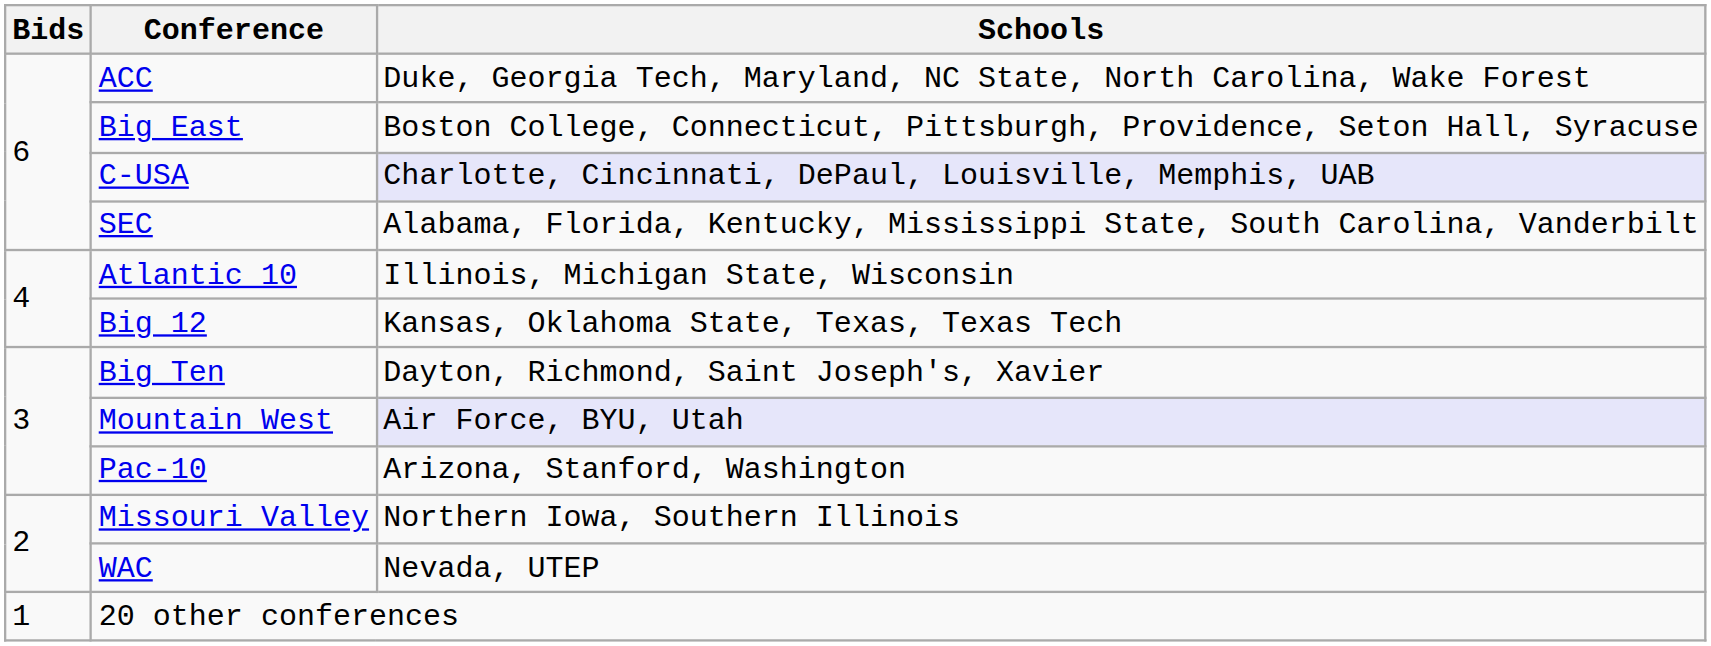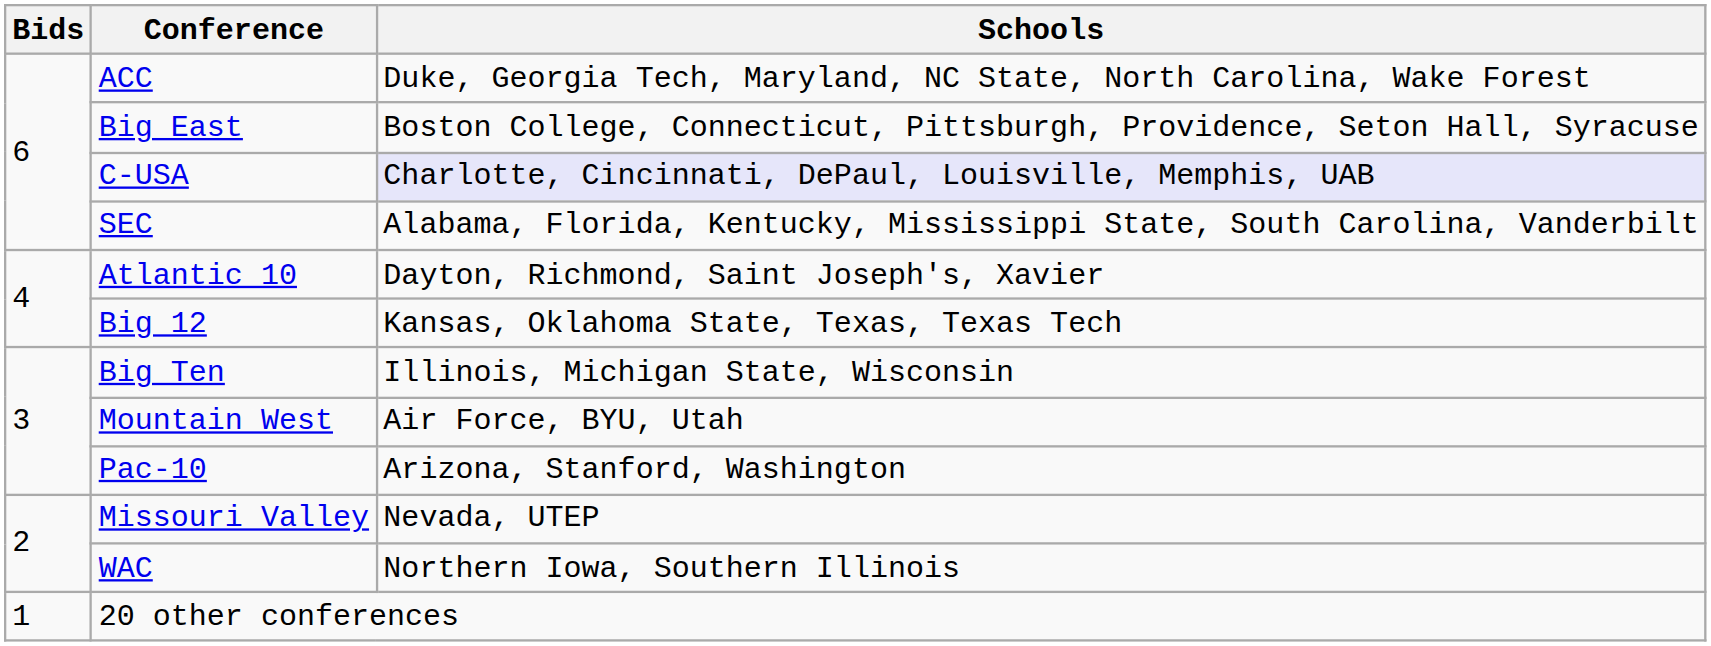(699, 274) Illinois, Michigan State, Wisconsin -> (744, 274) Dayton, Richmond, Saint Joseph's, Xavier
(744, 372) Dayton, Richmond, Saint Joseph's, Xavier -> (699, 372) Illinois, Michigan State, Wisconsin
(564, 421) lavender background -> (564, 421) no background
(672, 519) Northern Iowa, Southern Illinois -> (491, 519) Nevada, UTEP
(491, 568) Nevada, UTEP -> (672, 568) Northern Iowa, Southern Illinois
